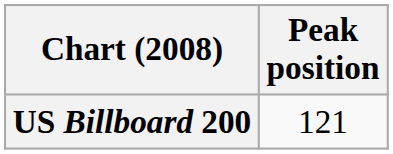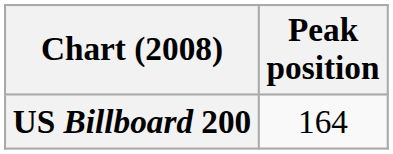(323, 121) 121 -> (323, 121) 164
